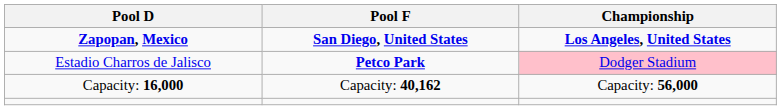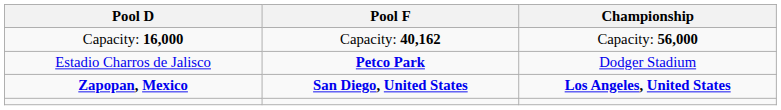rows swapped: (133, 39) <-> (133, 86)
(648, 62) pink background -> (648, 62) no background
